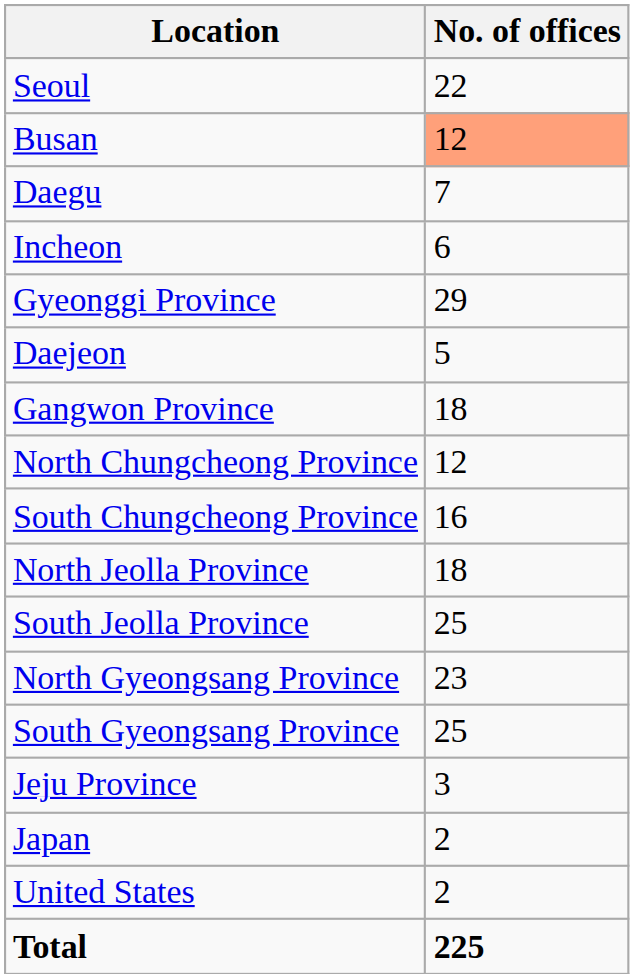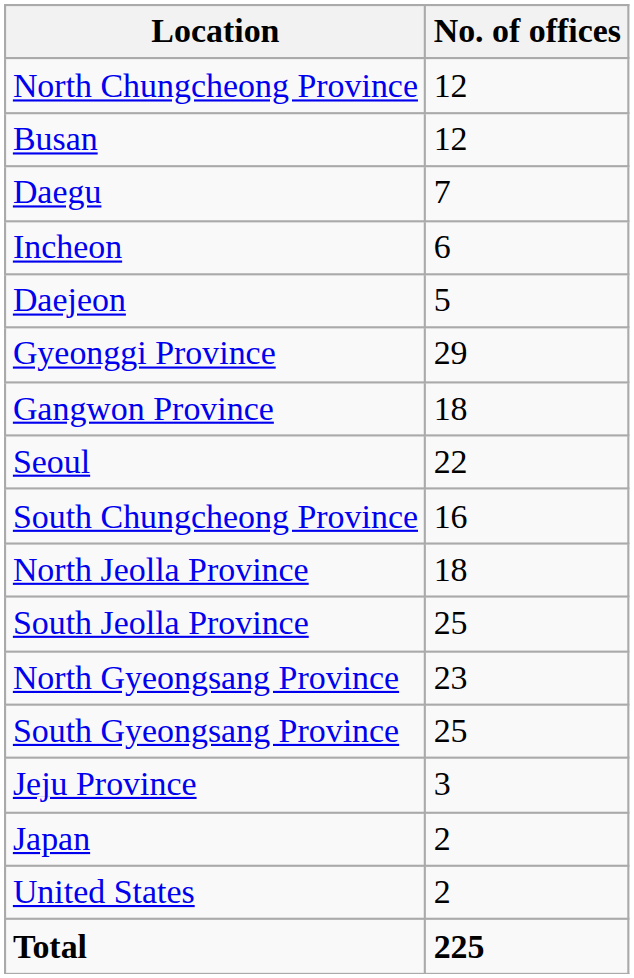rows swapped: (52, 85) <-> (215, 461)
(451, 138) lightsalmon background -> (451, 138) no background
rows swapped: (69, 354) <-> (144, 300)
